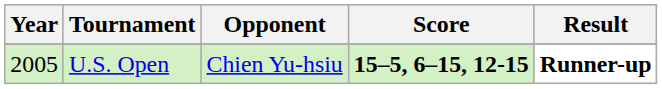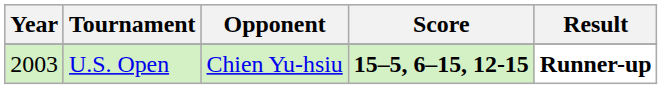(34, 63) 2005 -> (34, 63) 2003
